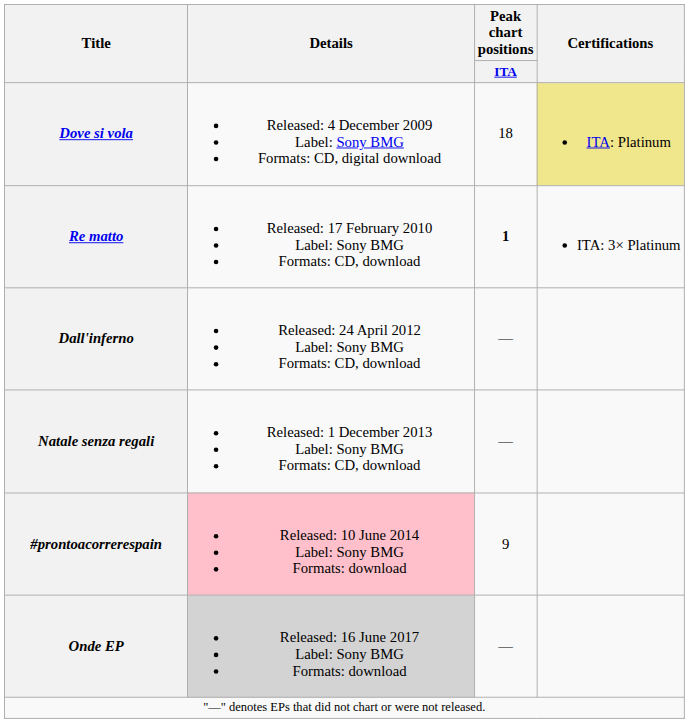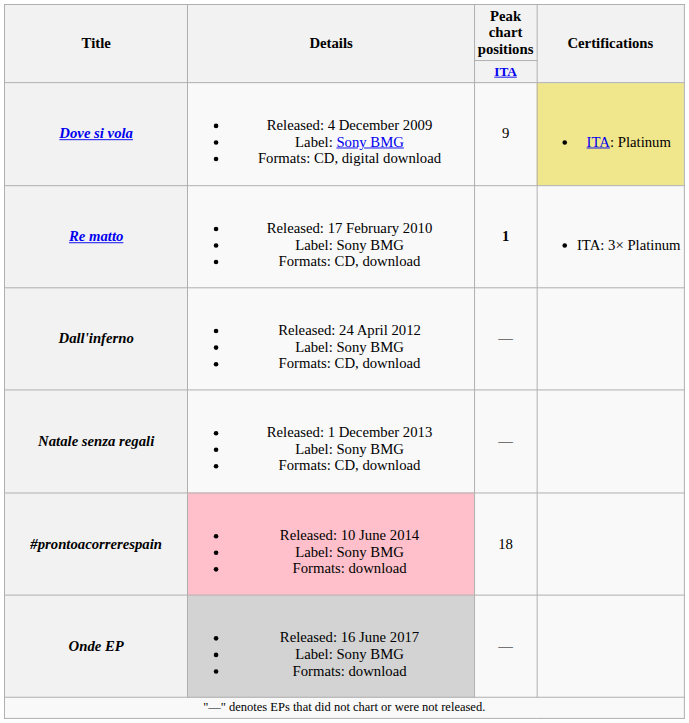(506, 134) 18 -> (506, 134) 9
(506, 543) 9 -> (506, 543) 18
